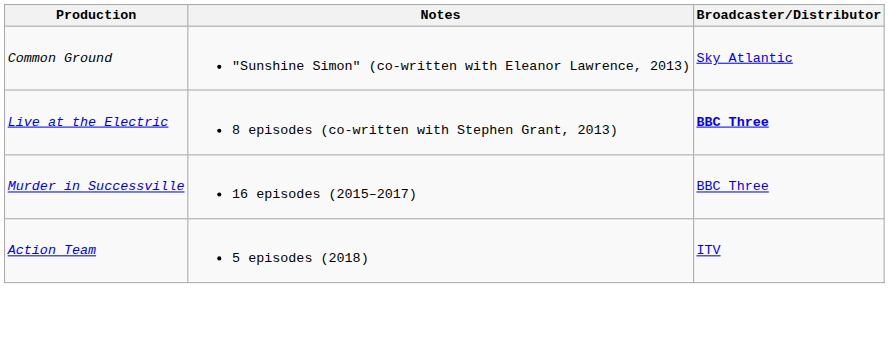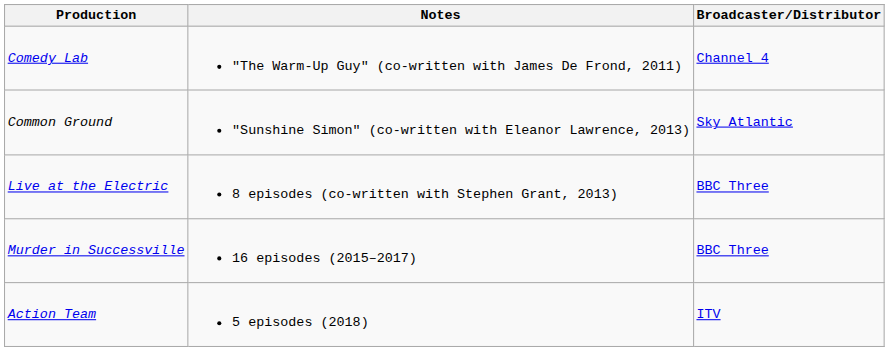+ row: (48, 58)
(733, 122) bold -> (733, 186) normal
